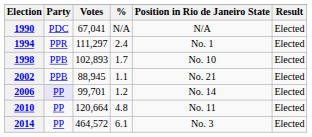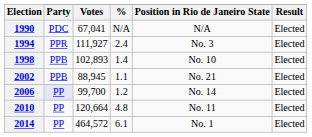(92, 44) 111,297 -> (92, 44) 111,927
(202, 44) No. 1 -> (202, 44) No. 3
(121, 60) 1.7 -> (121, 60) 1.4
(92, 92) 99,701 -> (92, 92) 99,700
(202, 124) No. 3 -> (202, 124) No. 1
